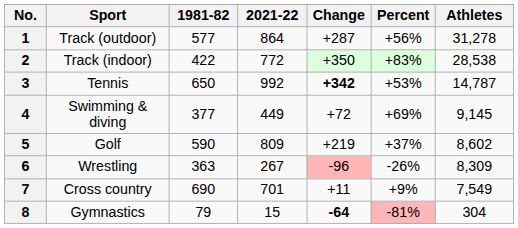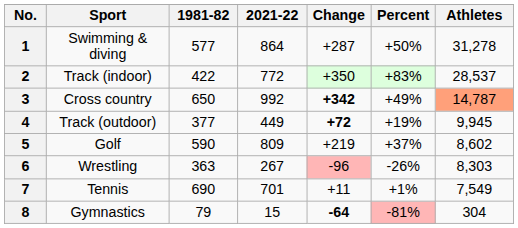(108, 38) Track (outdoor) -> (108, 46) Swimming & diving
(403, 38) +56% -> (403, 46) +50%
(474, 60) 28,538 -> (474, 76) 28,537
(108, 83) Tennis -> (108, 99) Cross country
(403, 83) +53% -> (403, 99) +49%
(474, 83) no background -> (474, 99) lightsalmon background
(108, 114) Swimming & diving -> (108, 122) Track (outdoor)
(339, 114) normal -> (339, 122) bold
(403, 114) +69% -> (403, 122) +19%
(474, 114) 9,145 -> (474, 122) 9,945
(474, 167) 8,309 -> (474, 167) 8,303
(108, 189) Cross country -> (108, 189) Tennis
(403, 189) +9% -> (403, 189) +1%
